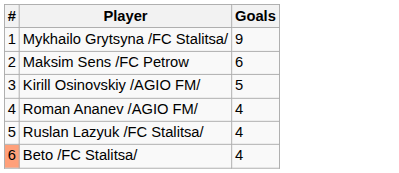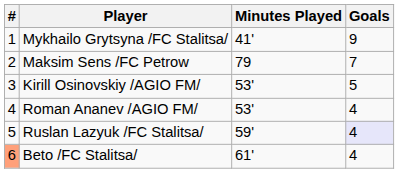+ column: (289, 16)
(239, 62) 6 -> (353, 62) 7
(239, 132) no background -> (353, 132) lavender background
